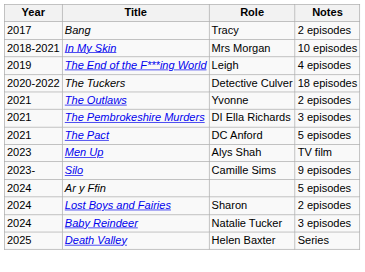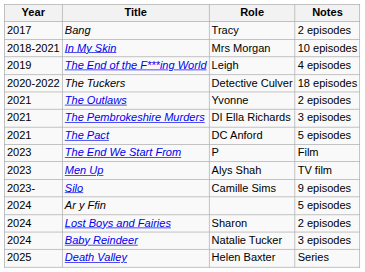+ row: (123, 153)
